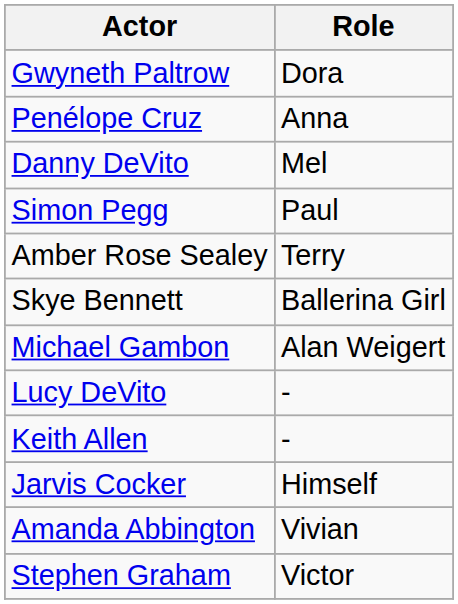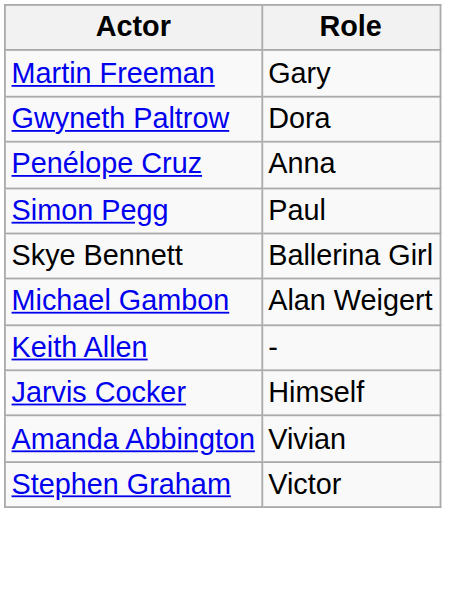+ row: (113, 73)
- row: (100, 164)
- row: (140, 255)
- row: (89, 392)
